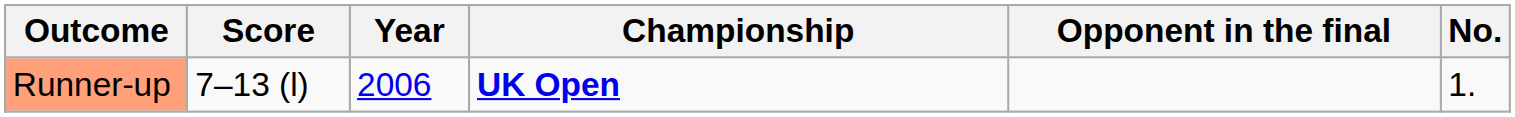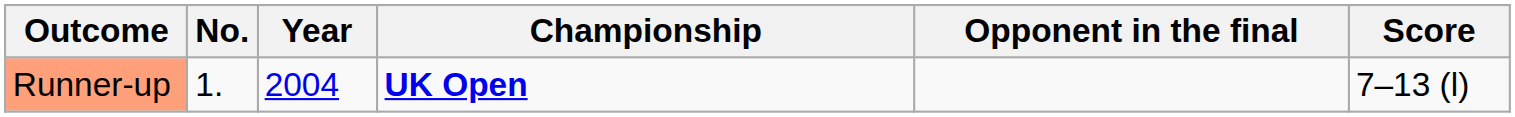columns swapped: (1475, 31) <-> (269, 31)
(394, 84) 2006 -> (302, 84) 2004
